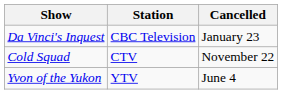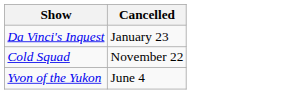- column: (153, 15)
